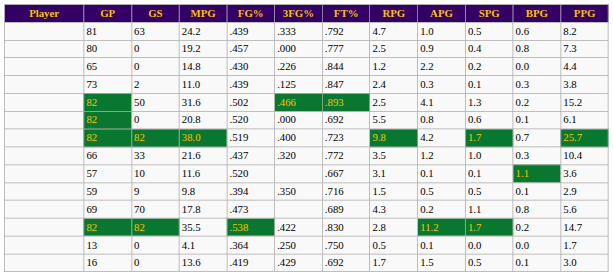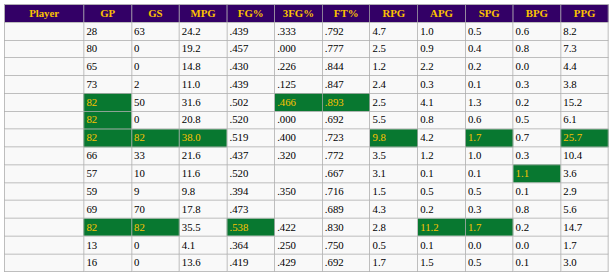(92, 31) 81 -> (92, 31) 28
(522, 120) 0.1 -> (522, 120) 0.5
(475, 209) 1.1 -> (475, 209) 0.3
